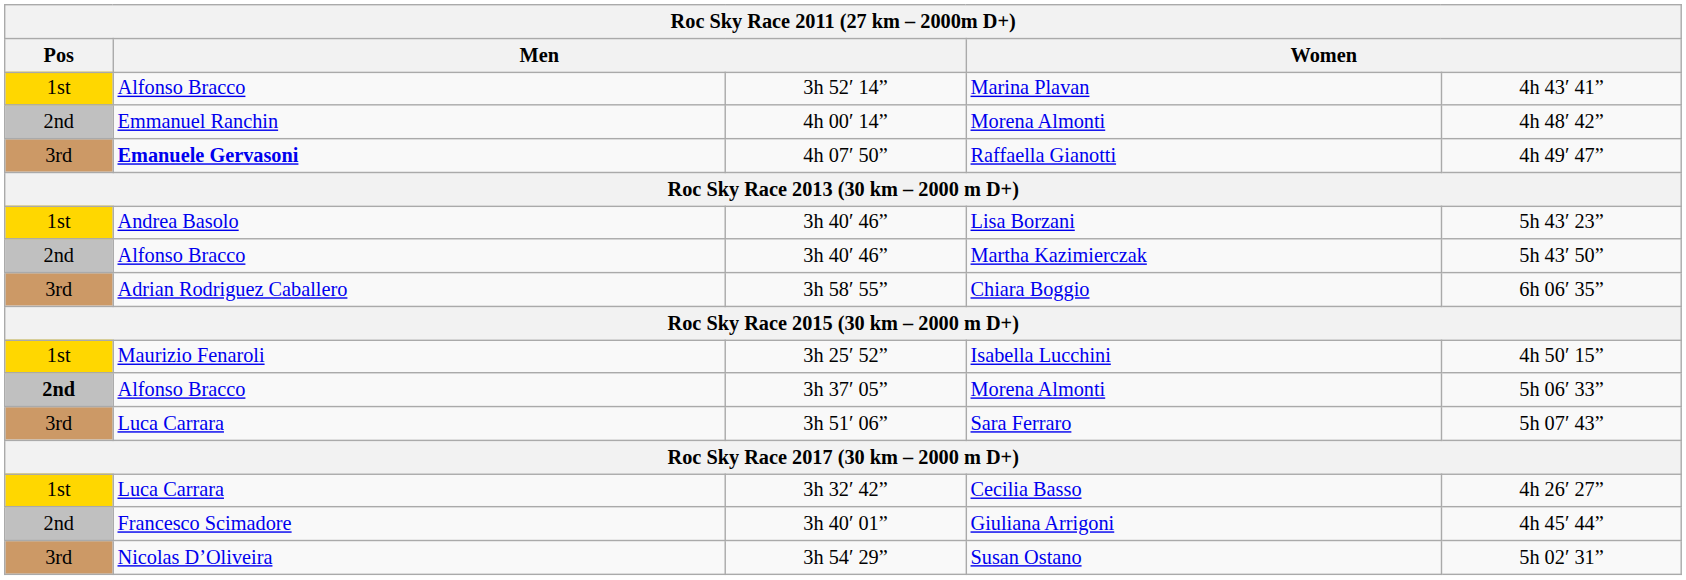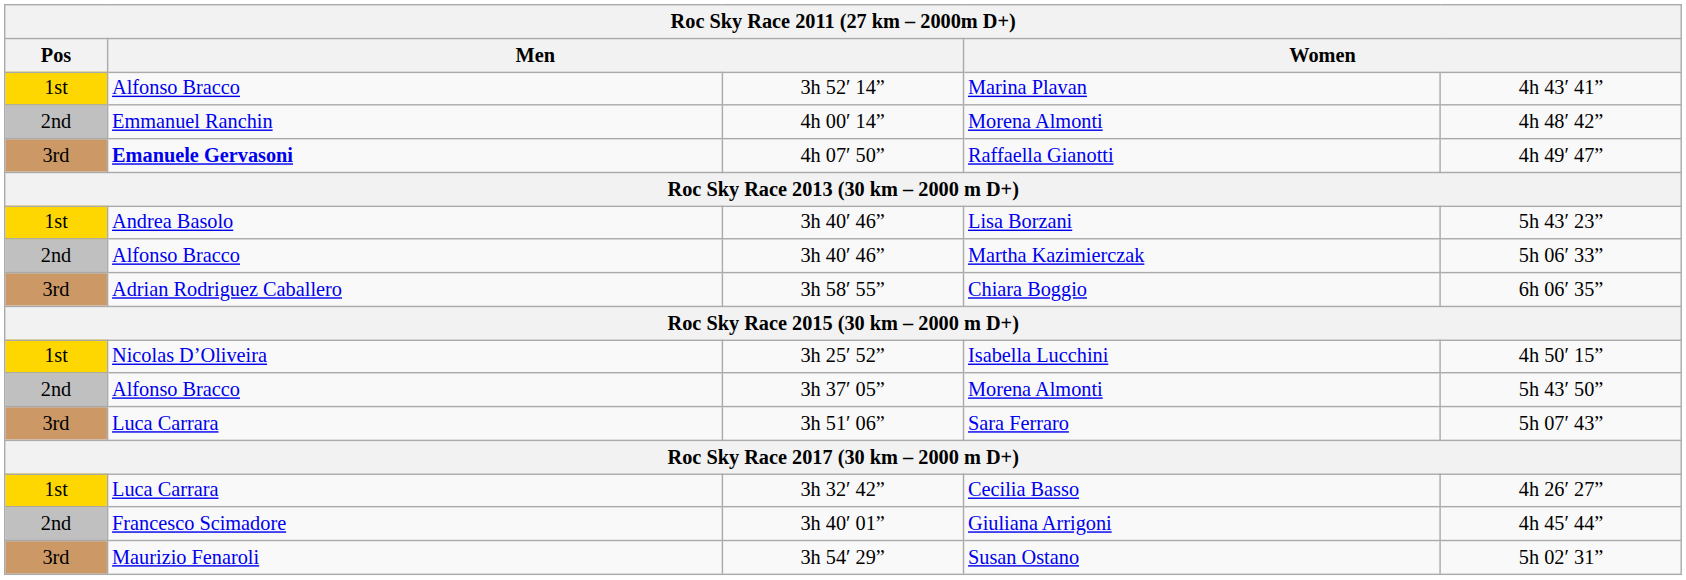(1561, 256) 5h 43′ 50” -> (1561, 256) 5h 06′ 33”
(191, 356) Maurizio Fenaroli -> (190, 356) Nicolas D’Oliveira
(59, 389) bold -> (56, 389) normal
(1561, 389) 5h 06′ 33” -> (1561, 389) 5h 43′ 50”
(195, 557) Nicolas D’Oliveira -> (186, 557) Maurizio Fenaroli
